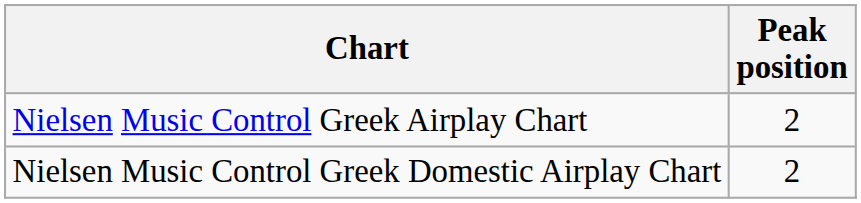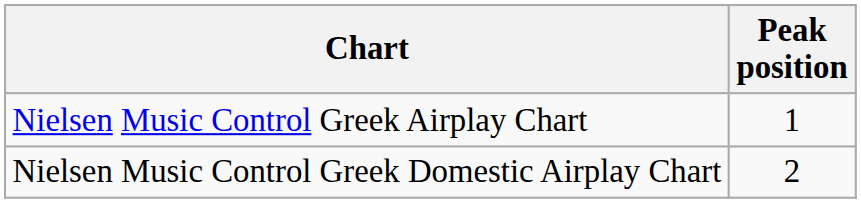(792, 119) 2 -> (792, 119) 1
